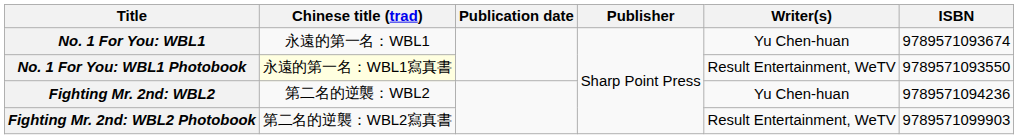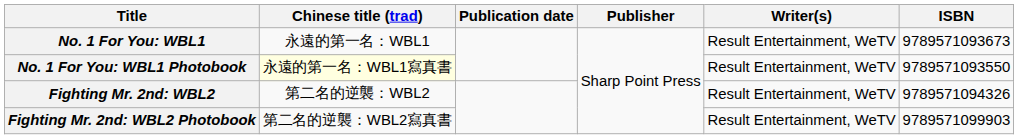(802, 41) Yu Chen-huan -> (802, 41) Result Entertainment, WeTV
(956, 41) 9789571093674 -> (956, 41) 9789571093673
(802, 94) Yu Chen-huan -> (802, 94) Result Entertainment, WeTV
(956, 94) 9789571094236 -> (956, 94) 9789571094326
